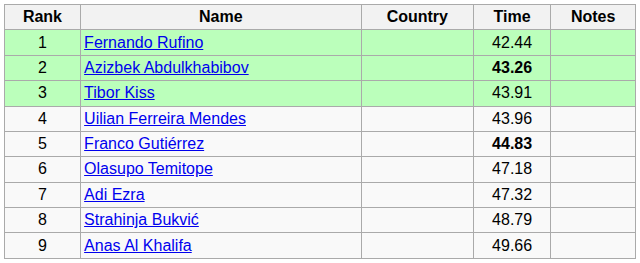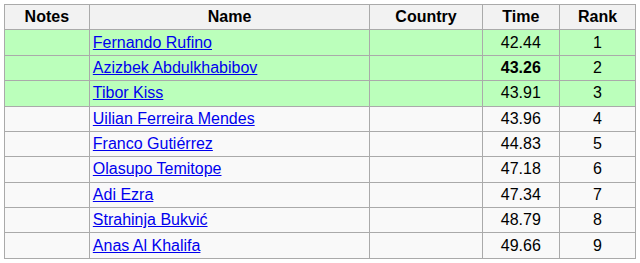columns swapped: (42, 17) <-> (593, 17)
(512, 144) bold -> (521, 144) normal
(512, 194) 47.32 -> (521, 194) 47.34
